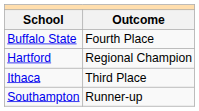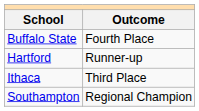(139, 58) Regional Champion -> (114, 58) Runner-up
(114, 96) Runner-up -> (139, 96) Regional Champion
